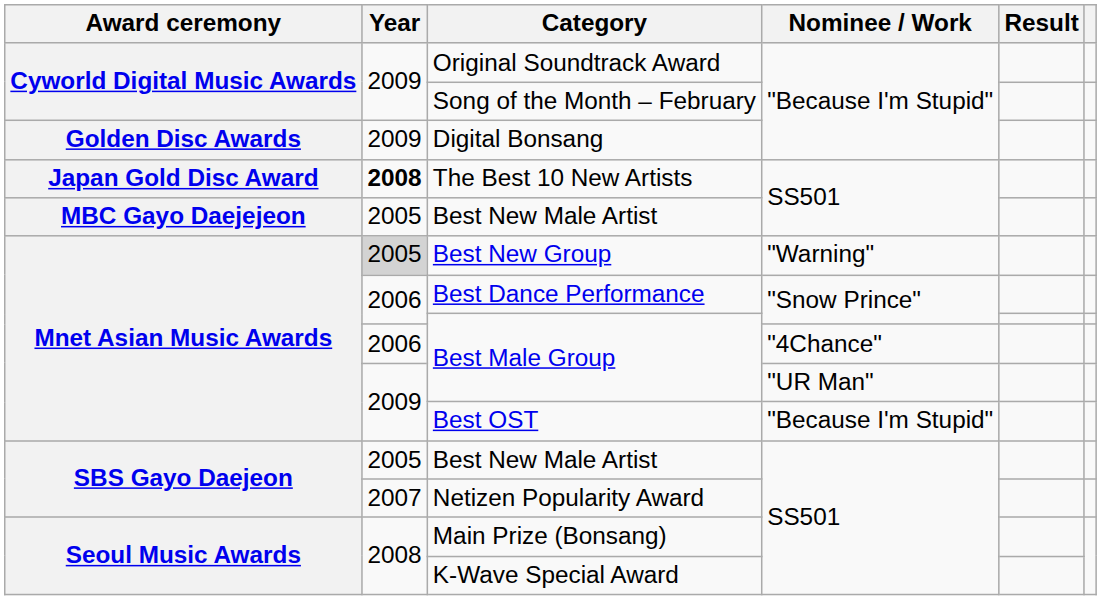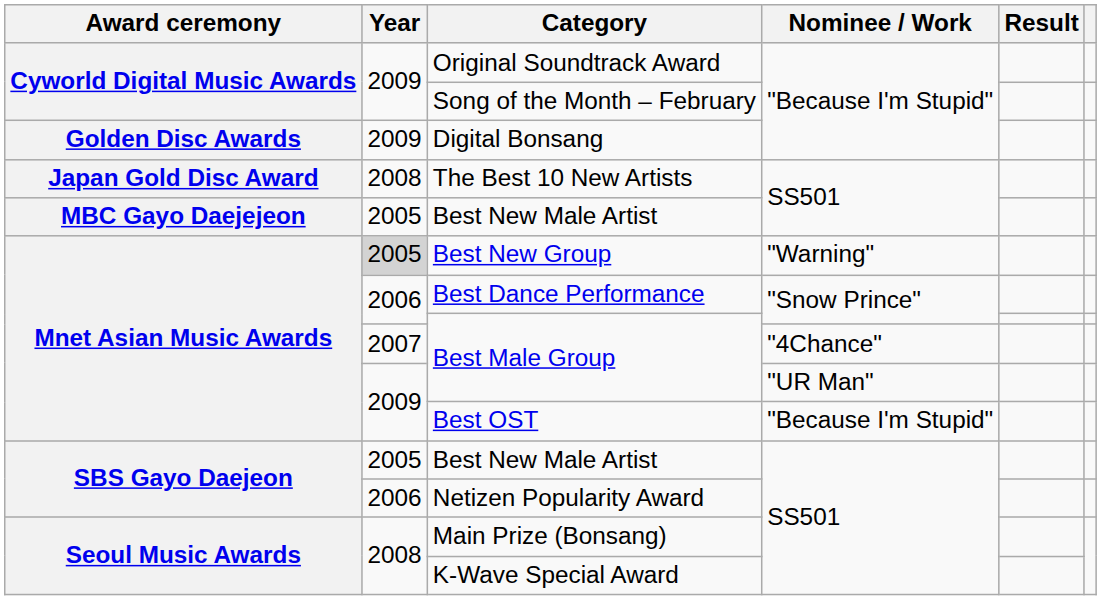(395, 178) bold -> (395, 178) normal
(395, 343) 2006 -> (395, 343) 2007
(395, 497) 2007 -> (395, 497) 2006
